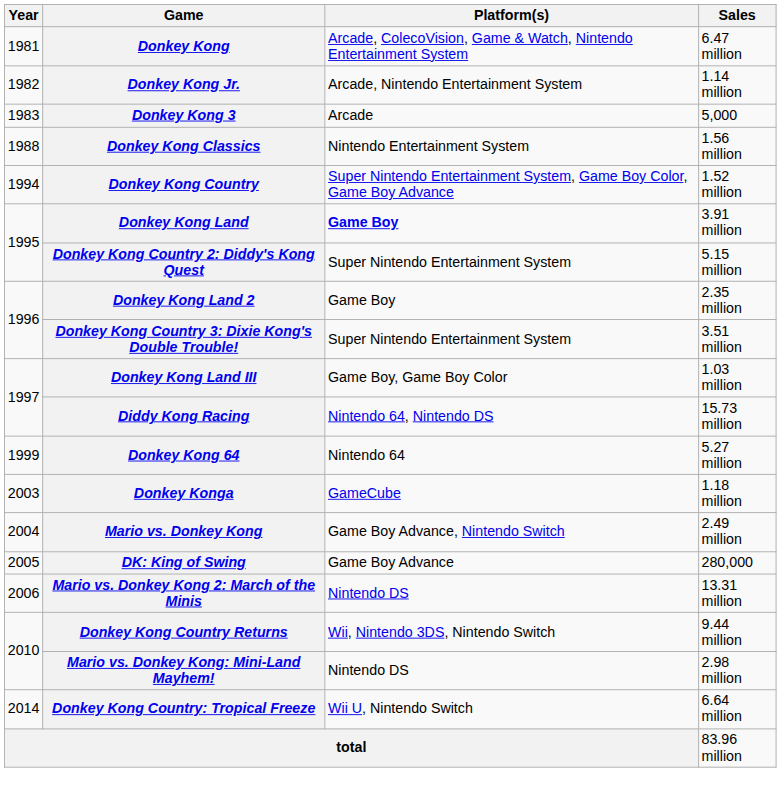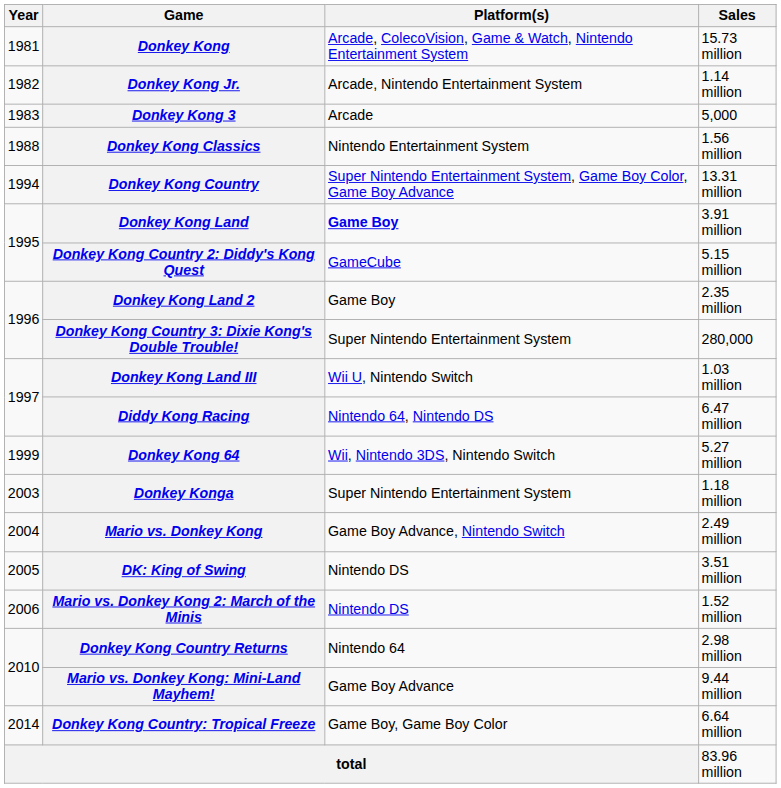(722, 46) 6.47 million -> (722, 46) 15.73 million
(722, 184) 1.52 million -> (722, 184) 13.31 million
(450, 261) Super Nintendo Entertainment System -> (364, 261) GameCube
(722, 339) 3.51 million -> (727, 339) 280,000
(418, 377) Game Boy, Game Boy Color -> (400, 377) Wii U, Nintendo Switch
(722, 416) 15.73 million -> (722, 416) 6.47 million
(366, 455) Nintendo 64 -> (442, 455) Wii, Nintendo 3DS, Nintendo Switch
(364, 493) GameCube -> (450, 493) Super Nintendo Entertainment System
(391, 562) Game Boy Advance -> (368, 570) Nintendo DS
(727, 562) 280,000 -> (722, 570) 3.51 million
(722, 593) 13.31 million -> (722, 609) 1.52 million
(442, 632) Wii, Nintendo 3DS, Nintendo Switch -> (366, 648) Nintendo 64
(722, 632) 9.44 million -> (722, 648) 2.98 million
(368, 670) Nintendo DS -> (391, 686) Game Boy Advance
(722, 670) 2.98 million -> (722, 686) 9.44 million
(400, 709) Wii U, Nintendo Switch -> (418, 725) Game Boy, Game Boy Color
